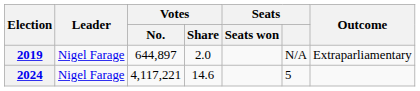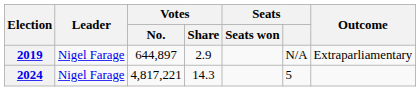(203, 55) 2.0 -> (203, 55) 2.9
(156, 75) 4,117,221 -> (156, 75) 4,817,221
(203, 75) 14.6 -> (203, 75) 14.3
